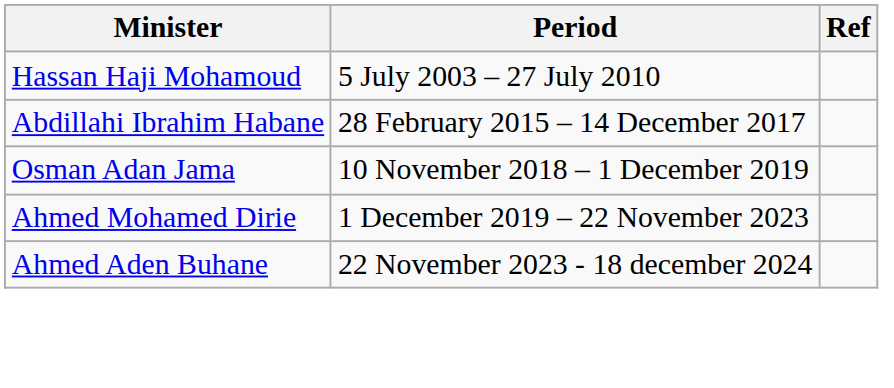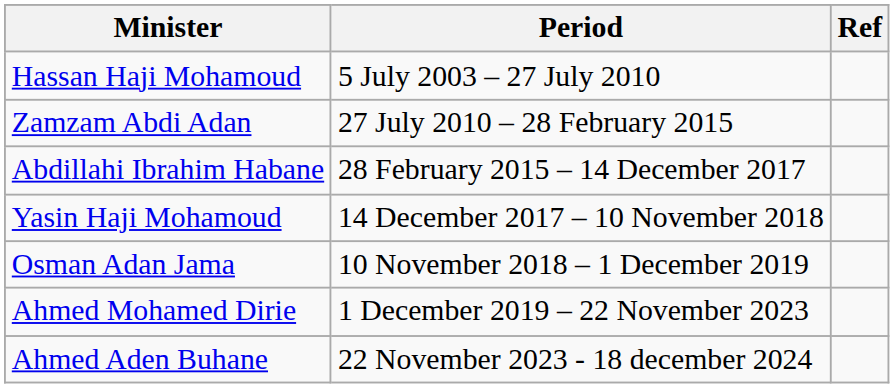+ row: (132, 122)
+ row: (147, 216)
